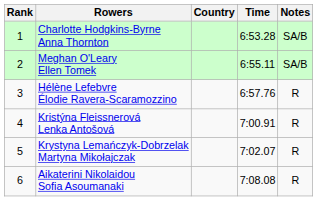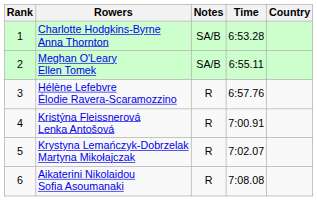columns swapped: (214, 13) <-> (295, 13)
